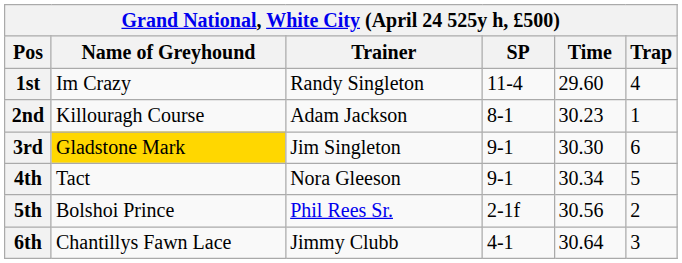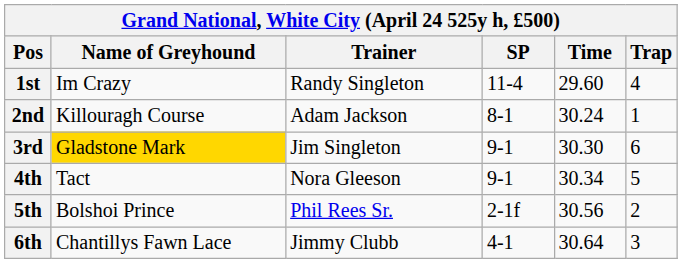(581, 115) 30.23 -> (581, 115) 30.24
